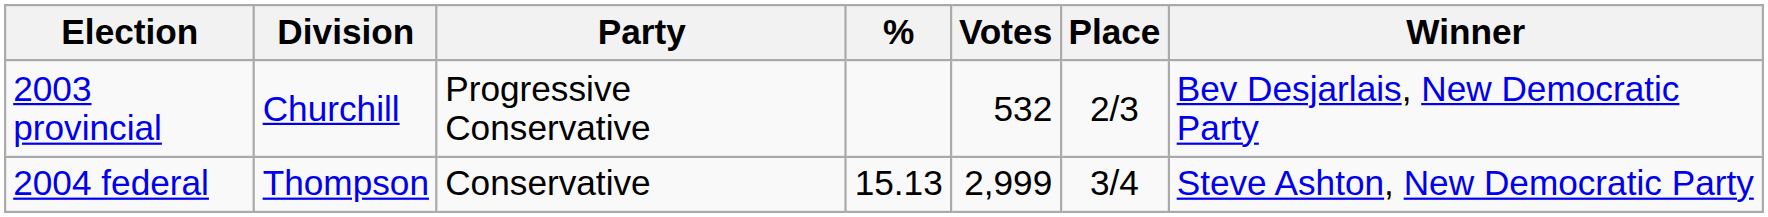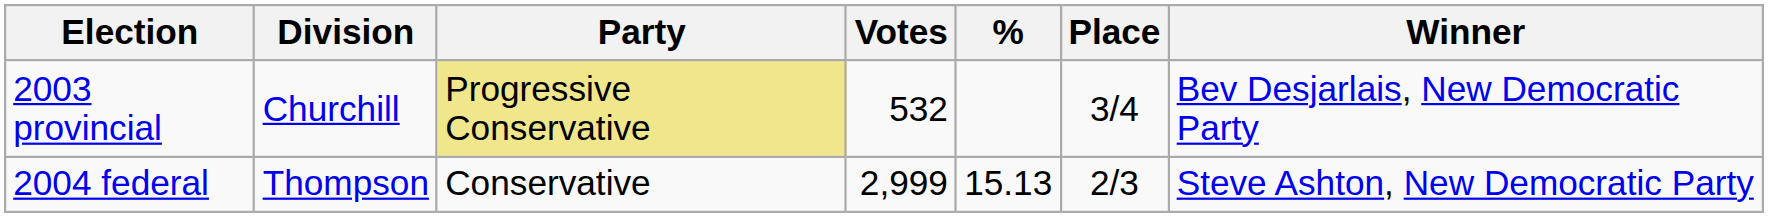columns swapped: (1006, 32) <-> (899, 32)
(548, 108) no background -> (548, 108) khaki background
(1114, 108) 2/3 -> (1114, 108) 3/4
(1114, 183) 3/4 -> (1114, 183) 2/3
